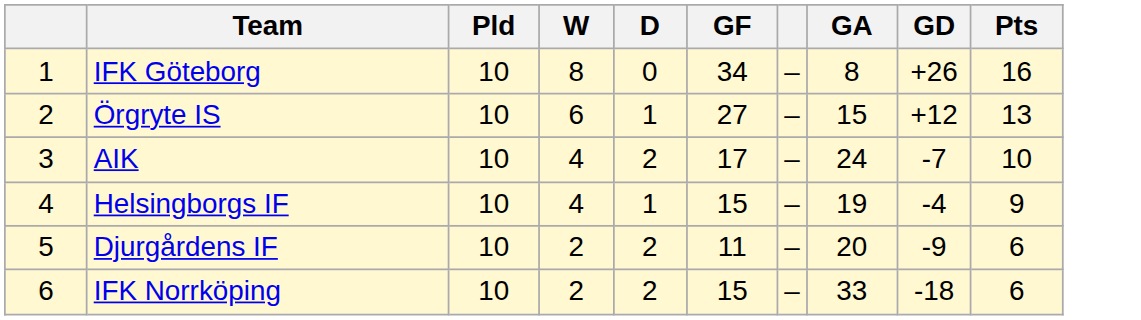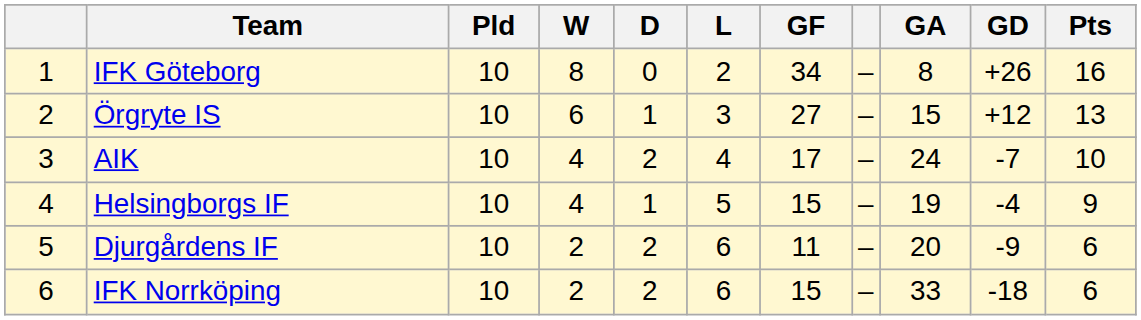+ column: (724, 26)
